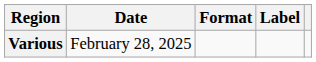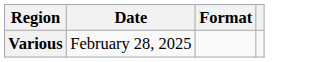- column: (280, 17)
